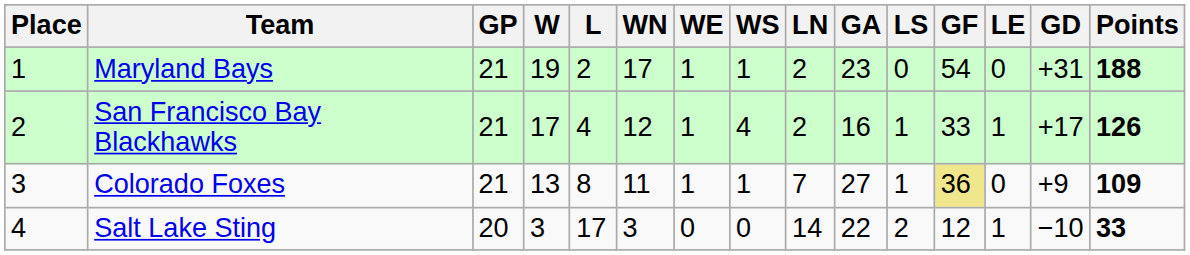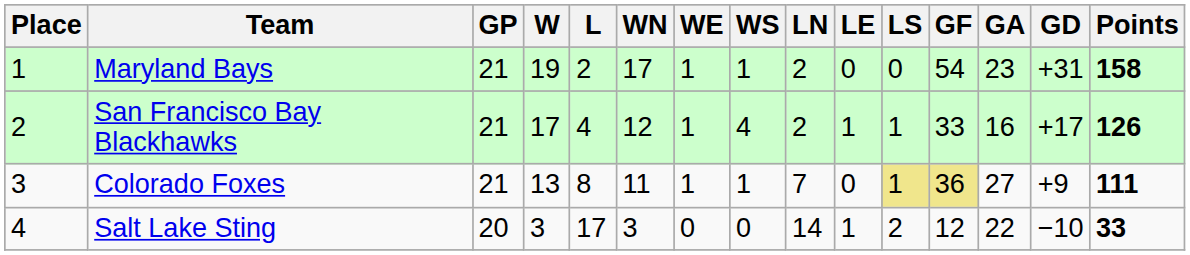columns swapped: (1008, 25) <-> (861, 25)
(1119, 68) 188 -> (1119, 68) 158
(901, 185) no background -> (895, 185) khaki background
(1119, 185) 109 -> (1117, 185) 111
